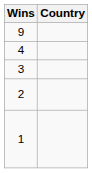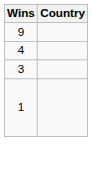- row: (21, 94)
